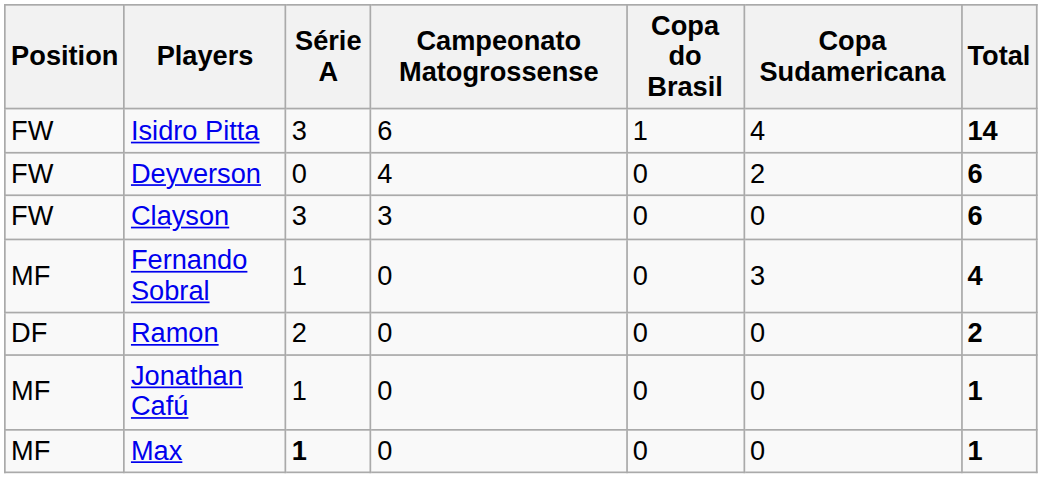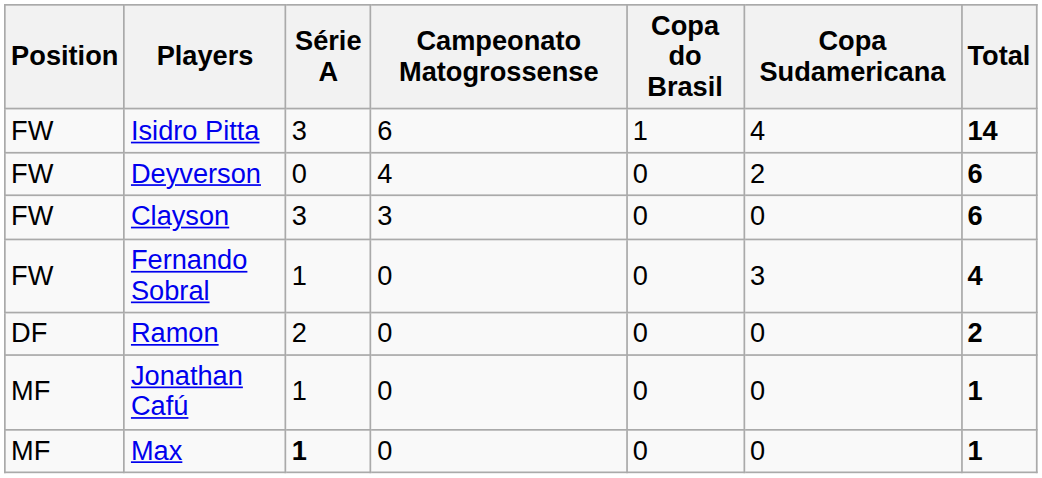(31, 275) MF -> (32, 275) FW
